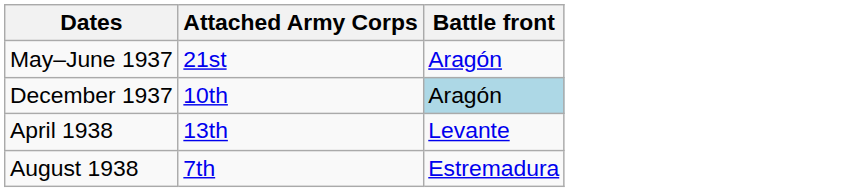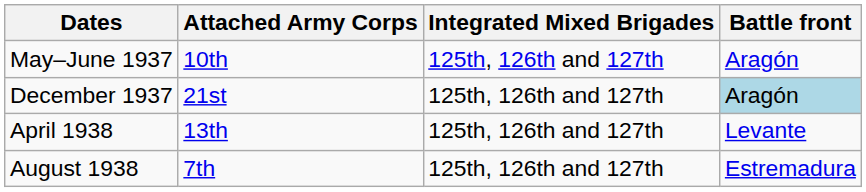+ column: (571, 22)
(205, 58) 21st -> (206, 58) 10th
(206, 95) 10th -> (205, 95) 21st
